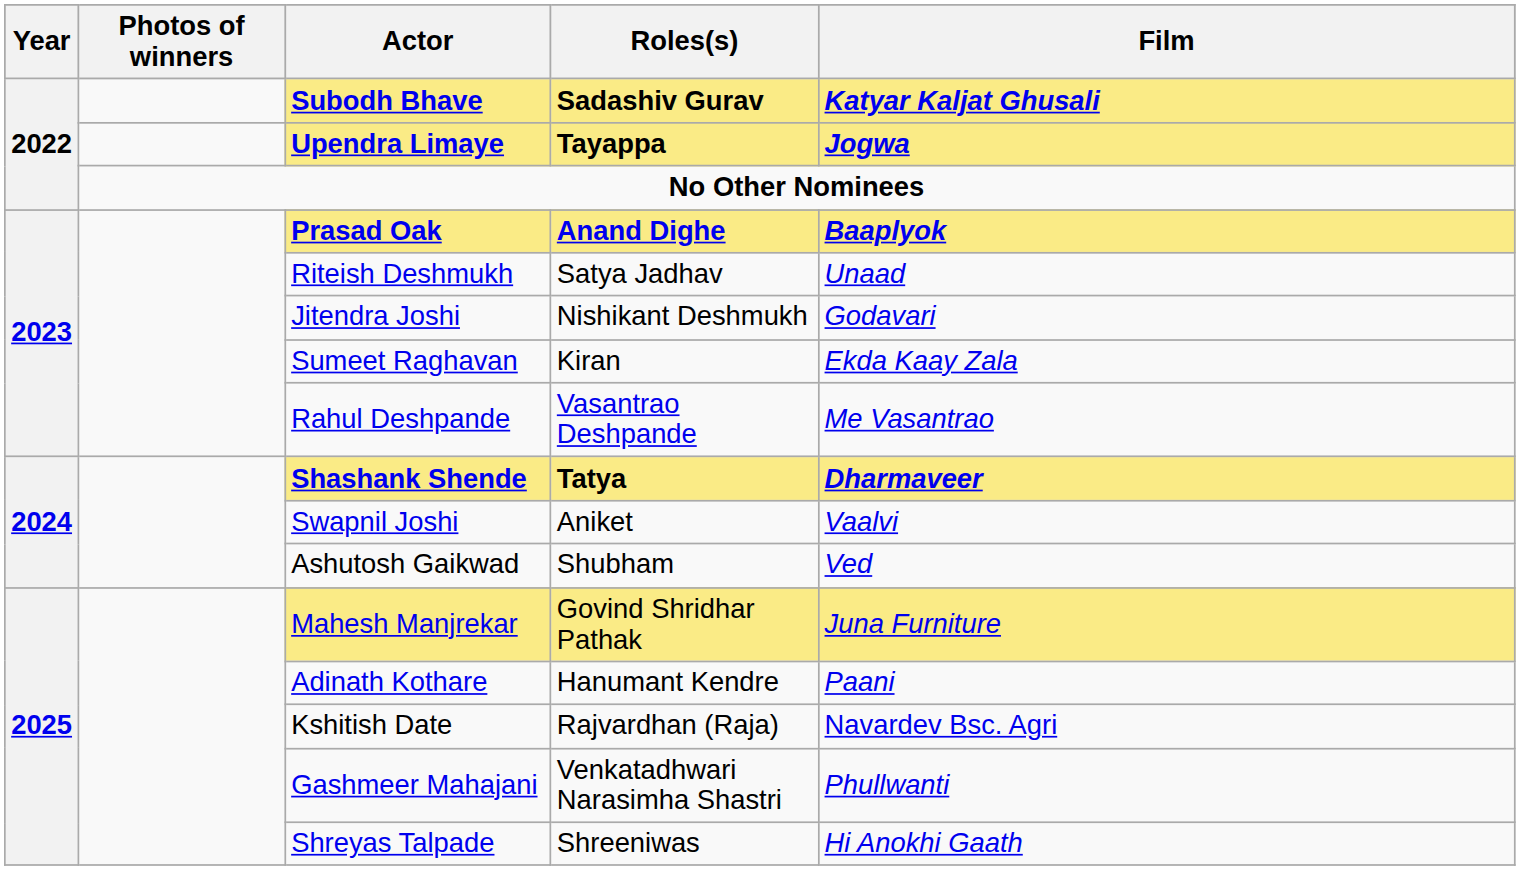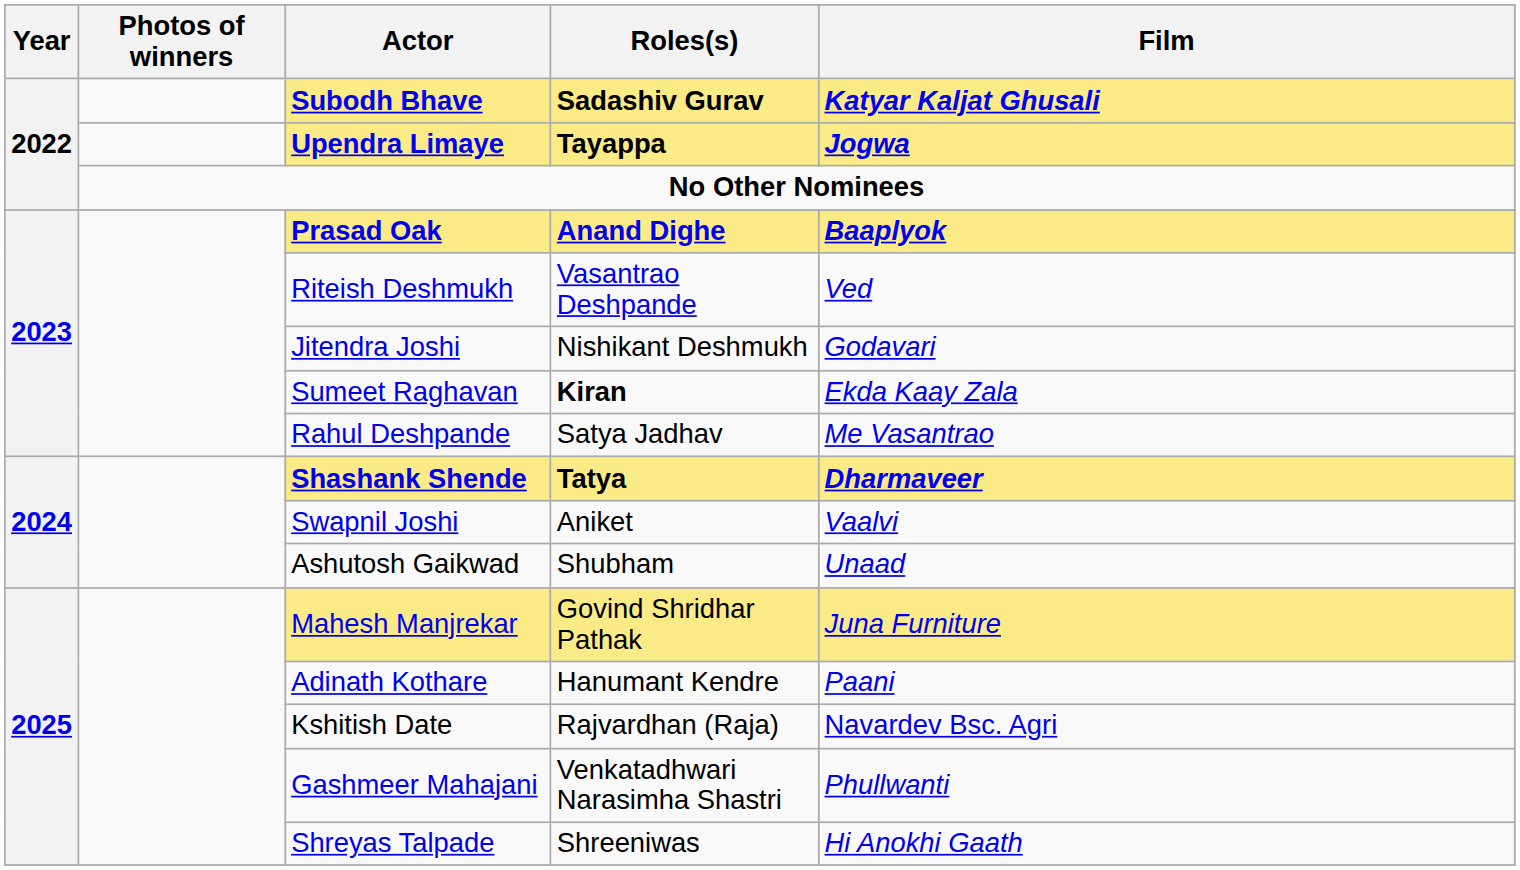(640, 273) Satya Jadhav -> (627, 289) Vasantrao Deshpande
(865, 273) Unaad -> (848, 289) Ved
(589, 360) normal -> (592, 391) bold
(627, 419) Vasantrao Deshpande -> (640, 434) Satya Jadhav
(848, 565) Ved -> (865, 565) Unaad
